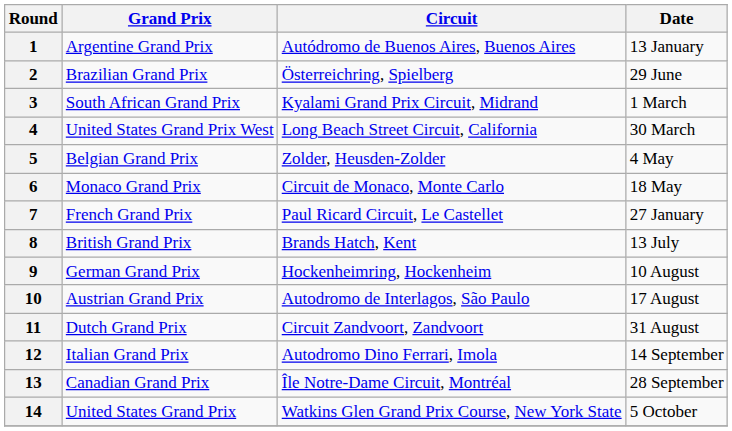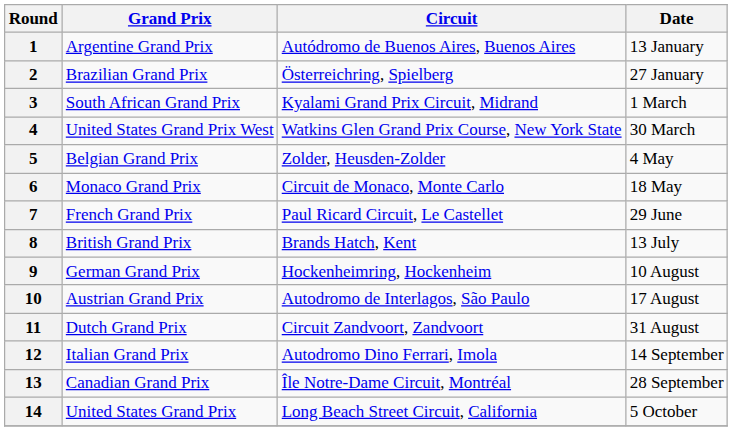(656, 74) 29 June -> (667, 74) 27 January
(409, 130) Long Beach Street Circuit, California -> (452, 130) Watkins Glen Grand Prix Course, New York State
(667, 214) 27 January -> (656, 214) 29 June
(452, 410) Watkins Glen Grand Prix Course, New York State -> (409, 410) Long Beach Street Circuit, California
